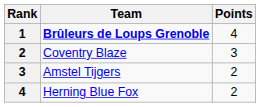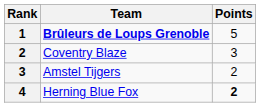(234, 33) 4 -> (234, 33) 5
(234, 92) normal -> (234, 92) bold
